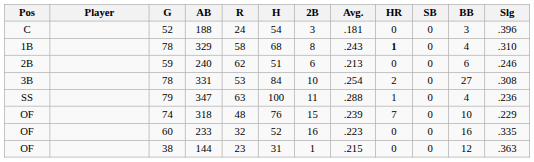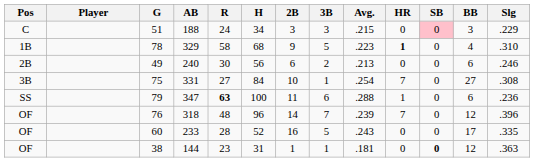+ column: (326, 13)
(167, 30) 52 -> (157, 30) 51
(276, 30) 54 -> (259, 30) 34
(353, 30) .181 -> (365, 30) .215
(430, 30) no background -> (437, 30) pink background
(507, 30) .396 -> (509, 30) .229
(312, 47) 8 -> (292, 47) 9
(353, 47) .243 -> (365, 47) .223
(167, 64) 59 -> (157, 64) 49
(240, 64) 62 -> (225, 64) 30
(276, 64) 51 -> (259, 64) 56
(167, 81) 78 -> (157, 81) 75
(240, 81) 53 -> (225, 81) 27
(394, 81) 2 -> (403, 81) 7
(240, 98) normal -> (225, 98) bold
(466, 98) 4 -> (470, 98) 6
(167, 115) 74 -> (157, 115) 76
(276, 115) 76 -> (259, 115) 96
(312, 115) 15 -> (292, 115) 14
(466, 115) 10 -> (470, 115) 12
(507, 115) .229 -> (509, 115) .396
(240, 132) 32 -> (225, 132) 28
(353, 132) .223 -> (365, 132) .243
(466, 132) 16 -> (470, 132) 17
(353, 149) .215 -> (365, 149) .181
(430, 149) normal -> (437, 149) bold
